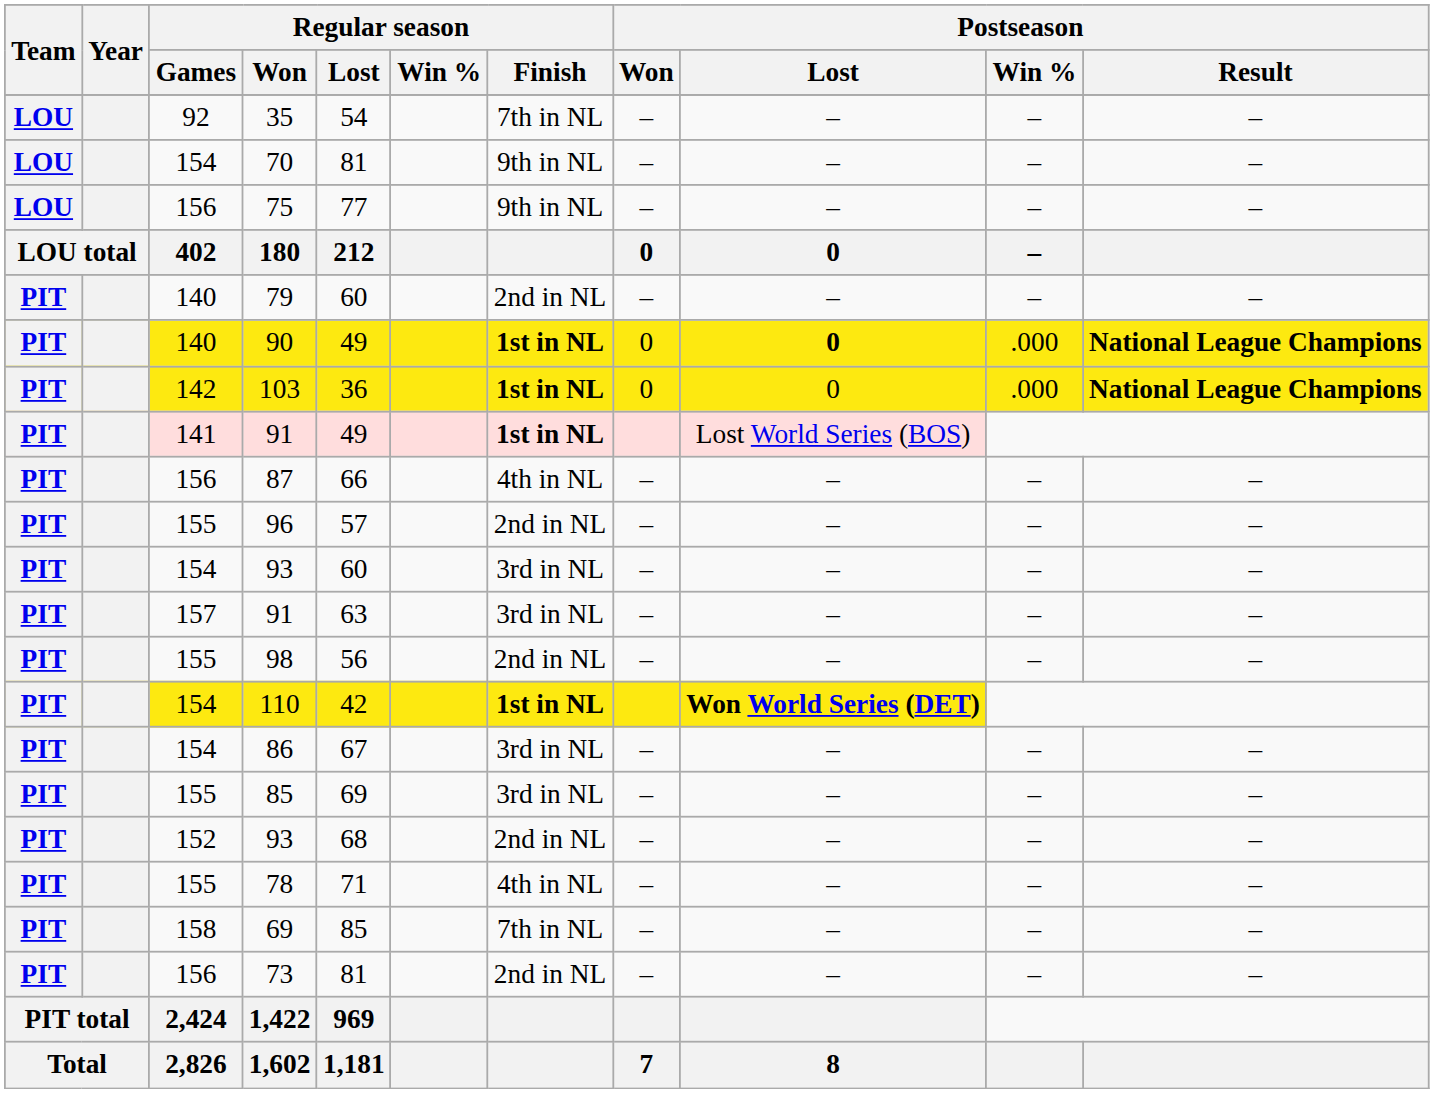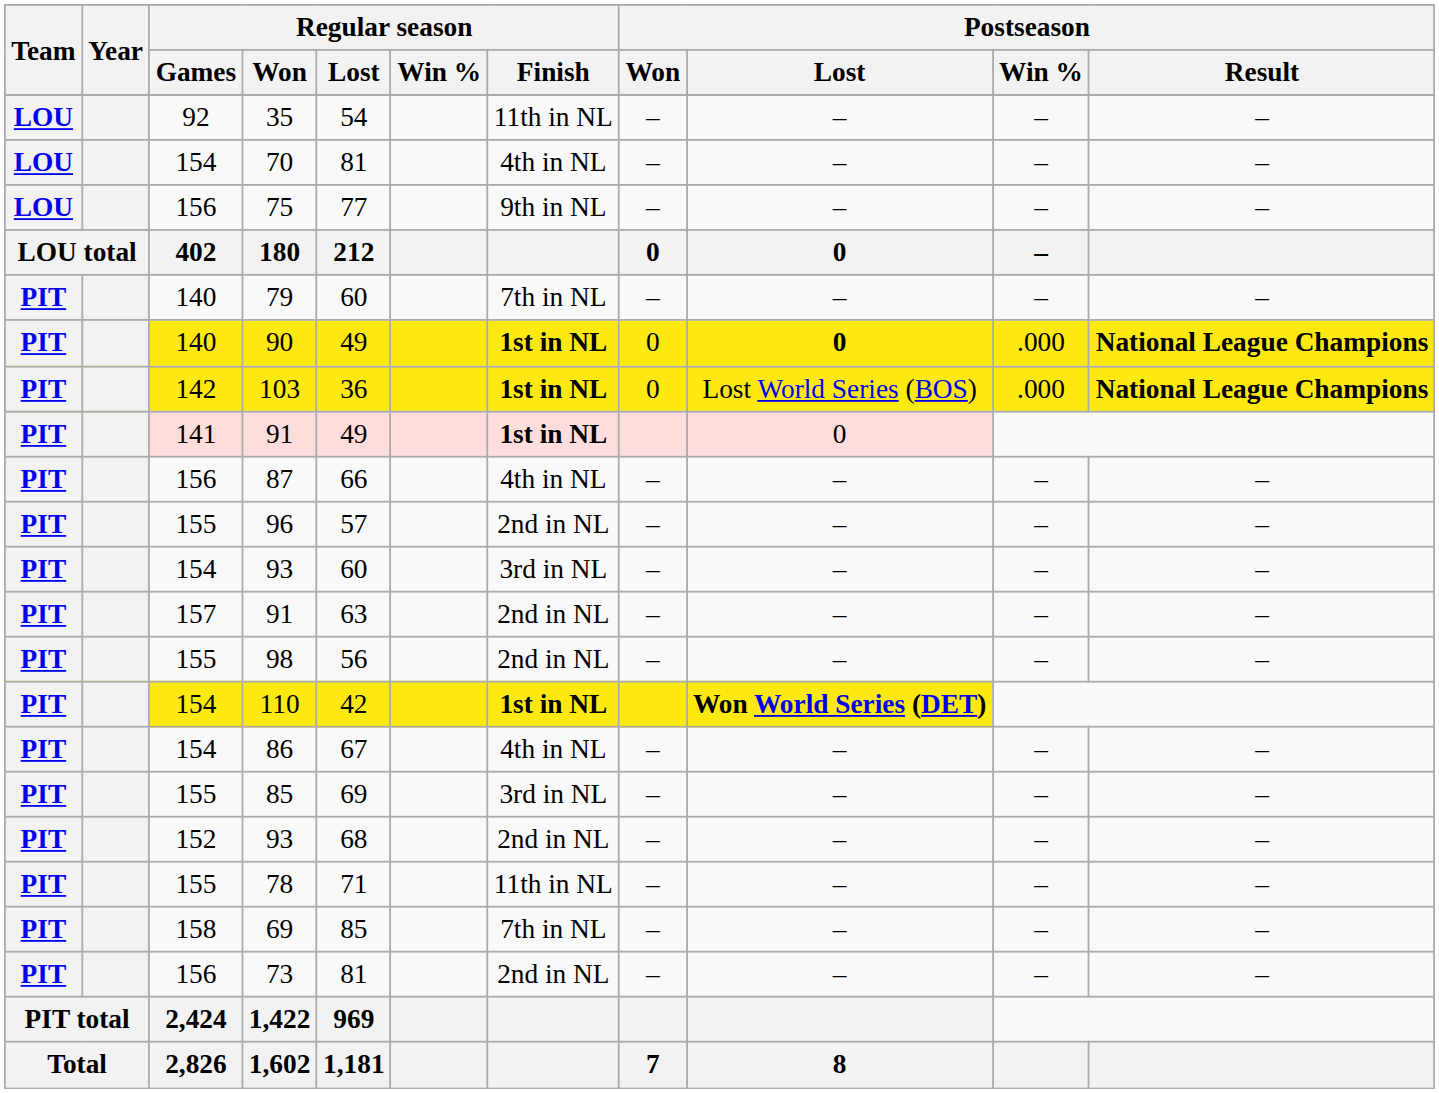(550, 117) 7th in NL -> (553, 117) 11th in NL
(550, 162) 9th in NL -> (553, 162) 4th in NL
(550, 297) 2nd in NL -> (553, 297) 7th in NL
(833, 388) 0 -> (840, 388) Lost World Series (BOS)
(833, 433) Lost World Series (BOS) -> (840, 433) 0
(550, 613) 3rd in NL -> (553, 613) 2nd in NL
(550, 749) 3rd in NL -> (553, 749) 4th in NL
(550, 884) 4th in NL -> (553, 884) 11th in NL
